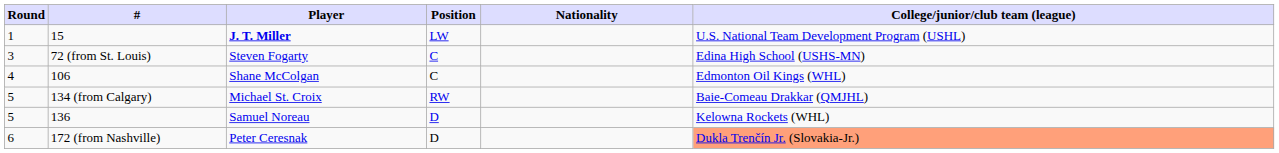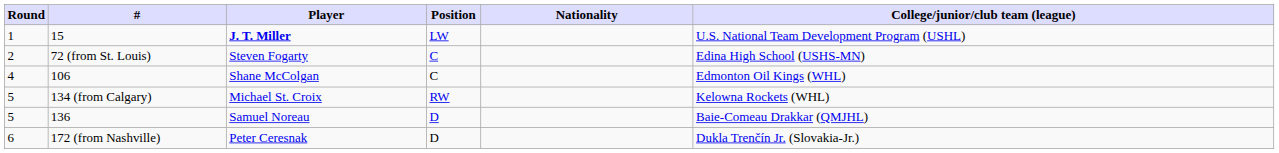(11, 55) 3 -> (11, 55) 2
(782, 96) Baie-Comeau Drakkar (QMJHL) -> (763, 96) Kelowna Rockets (WHL)
(763, 117) Kelowna Rockets (WHL) -> (782, 117) Baie-Comeau Drakkar (QMJHL)
(778, 138) lightsalmon background -> (778, 138) no background
